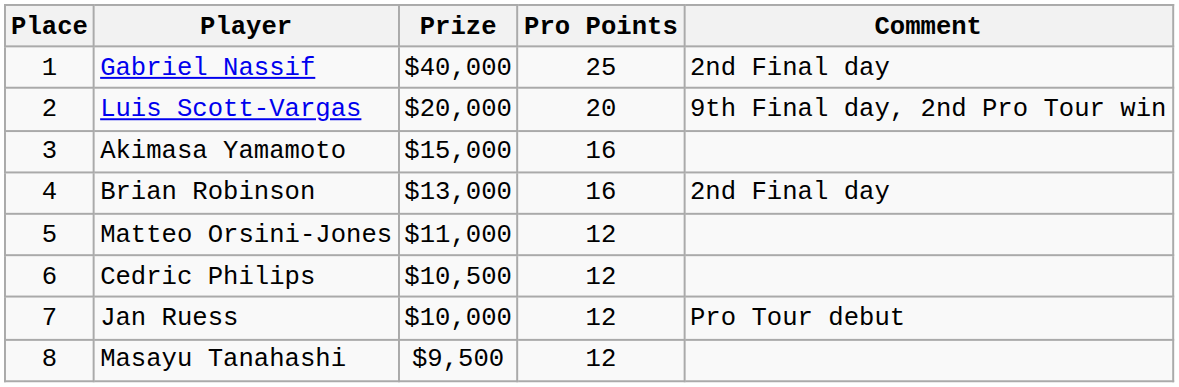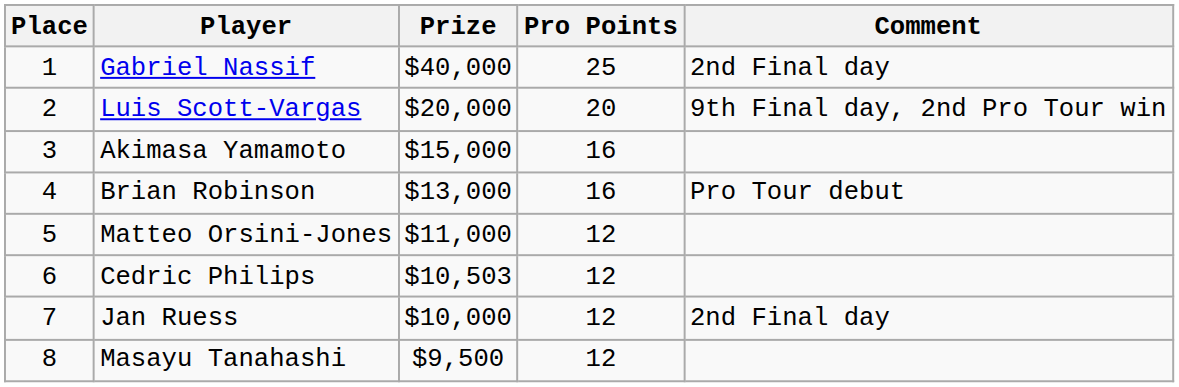(790, 193) 2nd Final day -> (798, 193) Pro Tour debut
(458, 276) $10,500 -> (458, 276) $10,503
(798, 318) Pro Tour debut -> (790, 318) 2nd Final day
